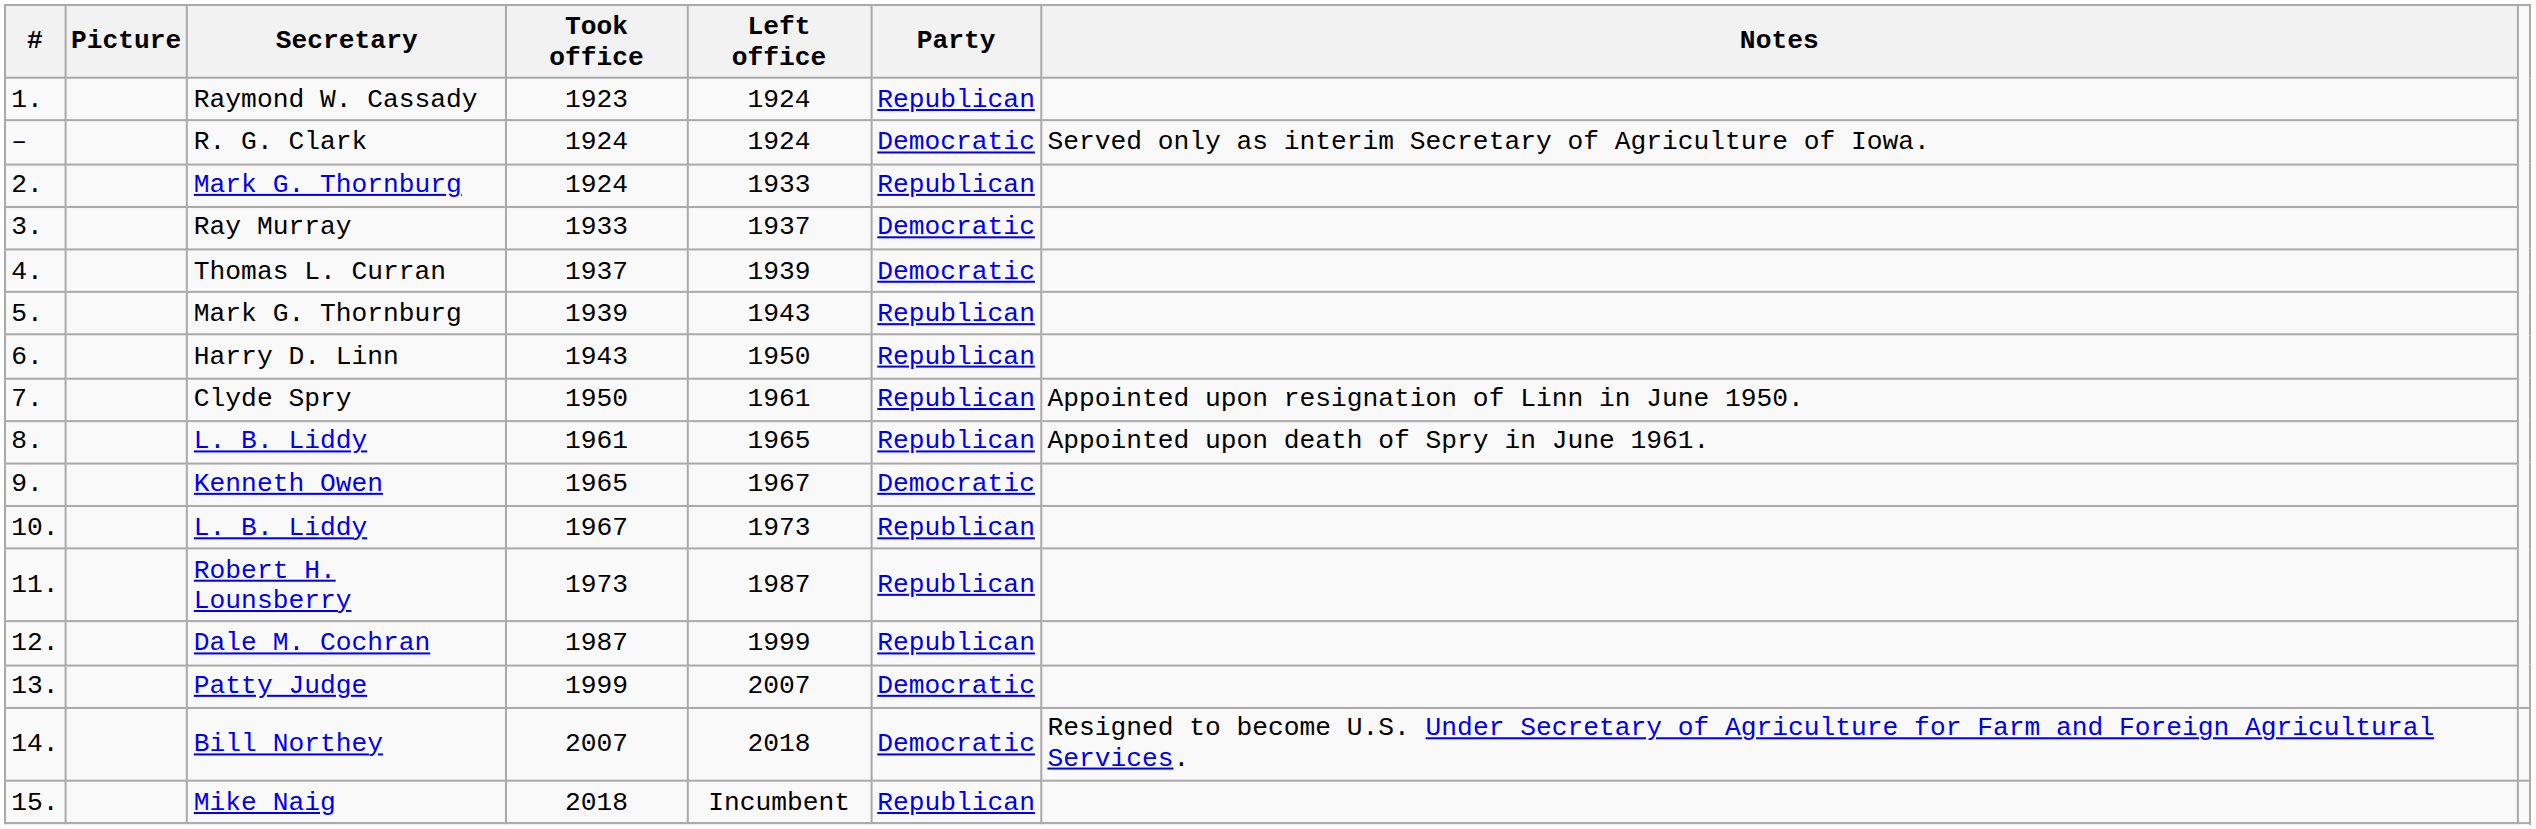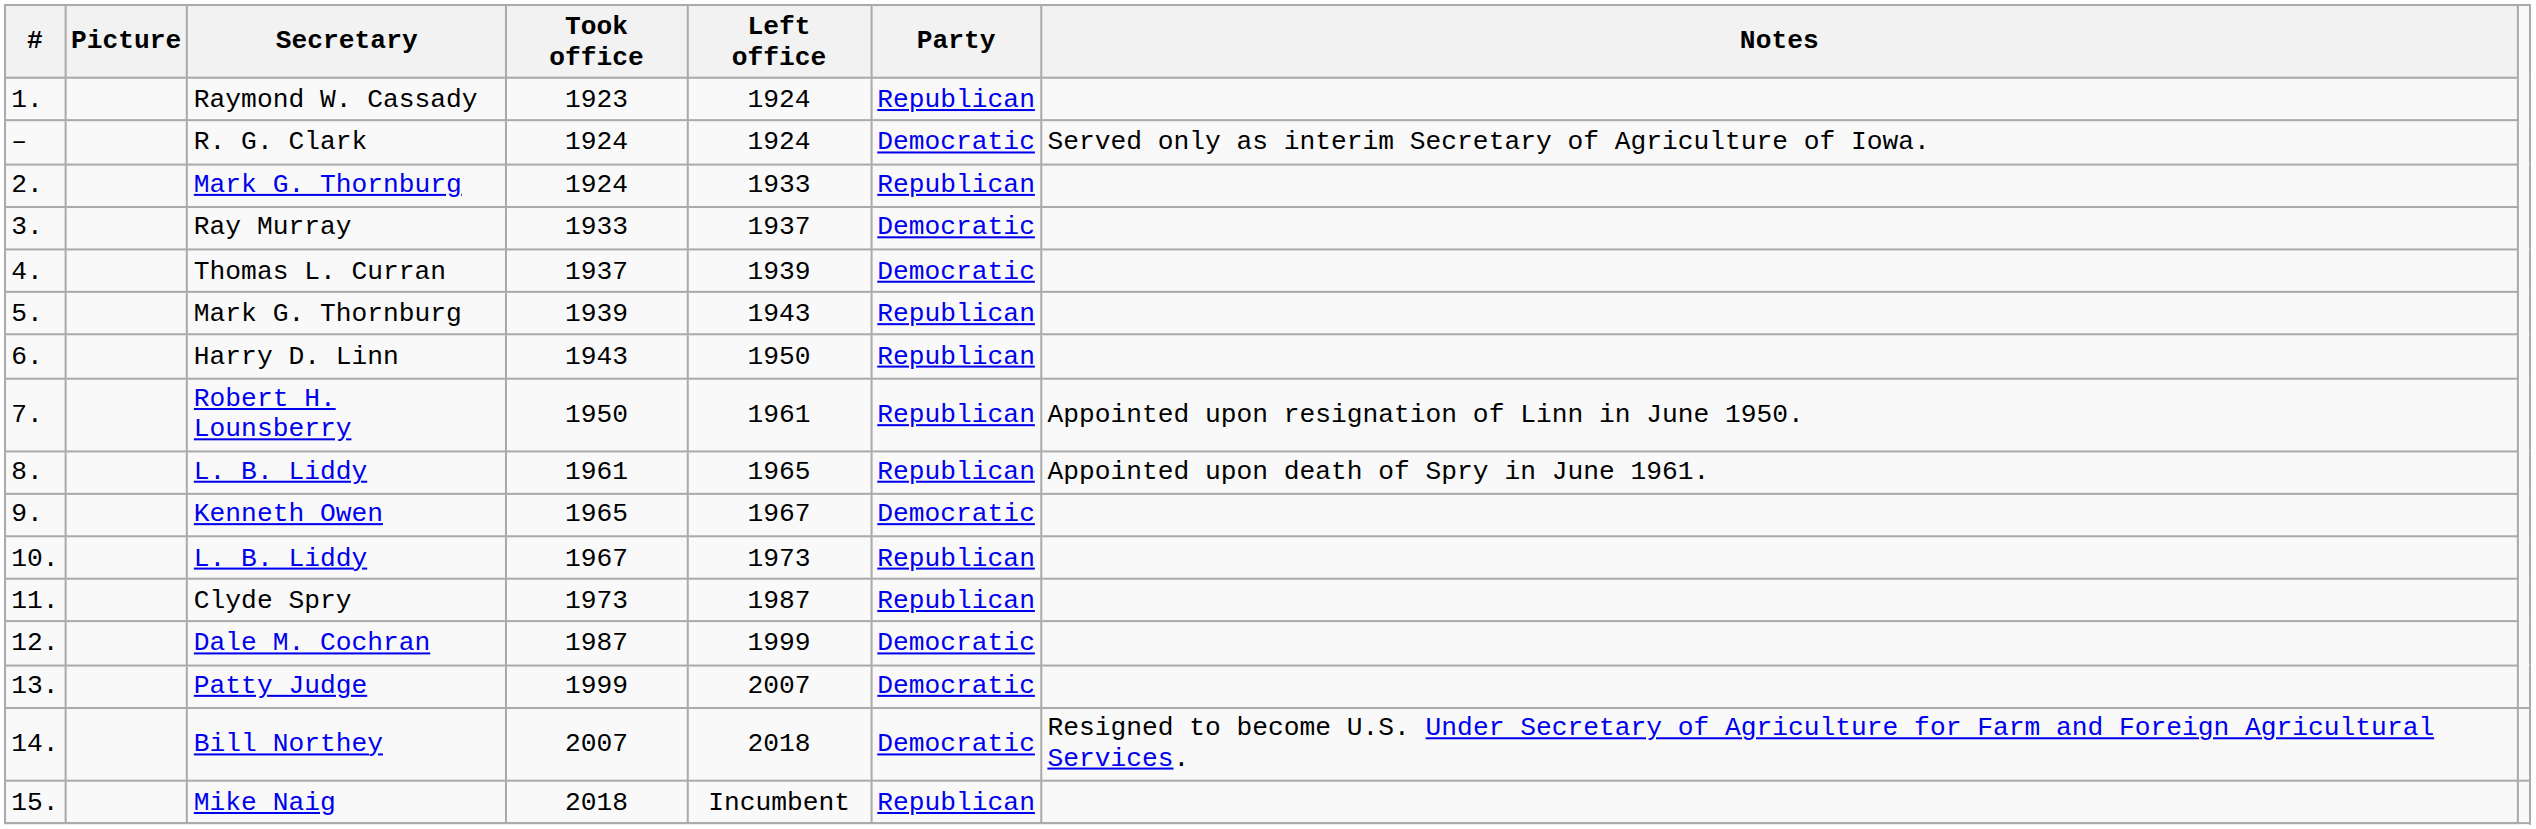(273, 399) Clyde Spry -> (273, 414) Robert H. Lounsberry
(273, 585) Robert H. Lounsberry -> (273, 601) Clyde Spry
(956, 643) Republican -> (956, 643) Democratic
